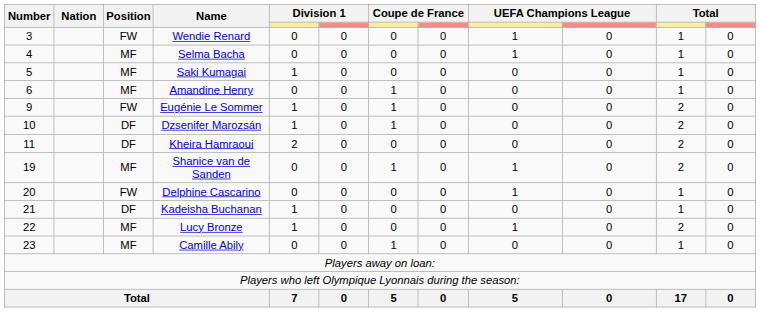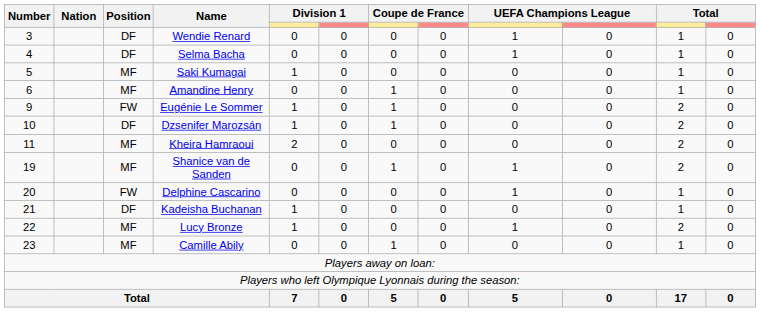(128, 36) FW -> (128, 36) DF
(128, 54) MF -> (128, 54) DF
(128, 143) DF -> (128, 143) MF
